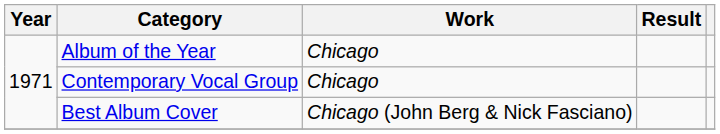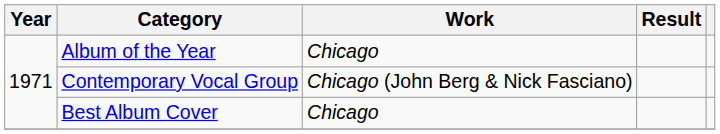(343, 81) Chicago -> (470, 81) Chicago (John Berg & Nick Fasciano)
(470, 112) Chicago (John Berg & Nick Fasciano) -> (343, 112) Chicago
